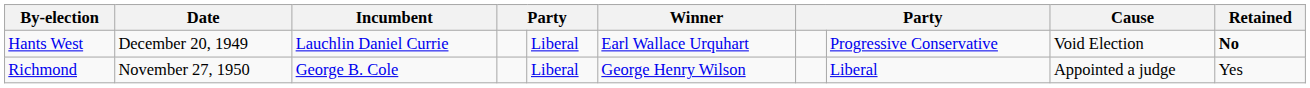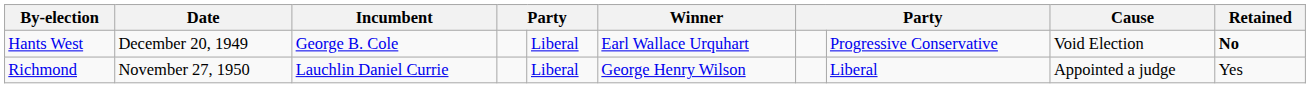(372, 43) Lauchlin Daniel Currie -> (347, 43) George B. Cole
(347, 69) George B. Cole -> (372, 69) Lauchlin Daniel Currie
